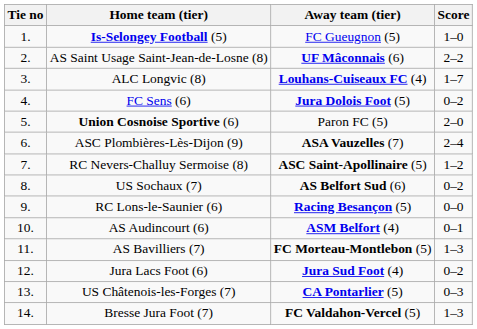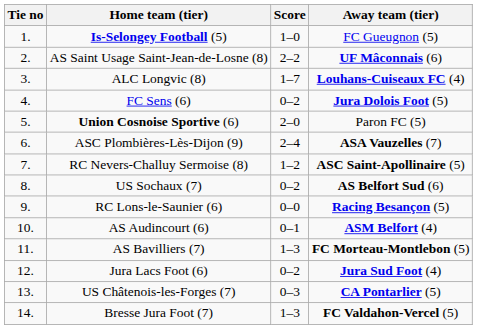columns swapped: (453, 15) <-> (353, 15)
